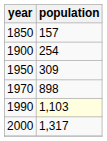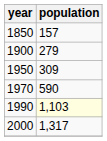(49, 51) 254 -> (49, 51) 279
(49, 88) 898 -> (49, 88) 590
